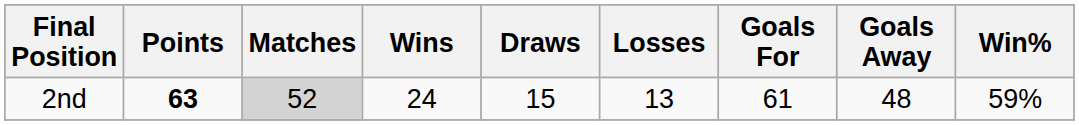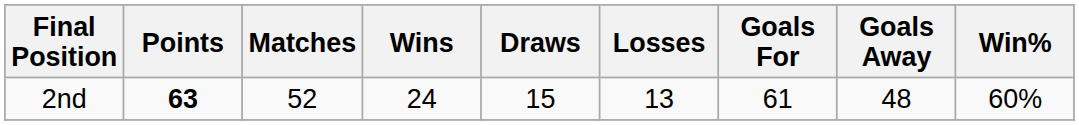(302, 99) lightgrey background -> (302, 99) no background
(1015, 99) 59% -> (1015, 99) 60%
